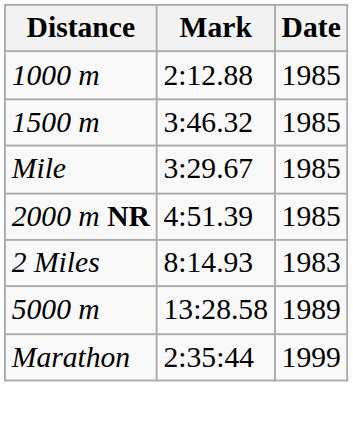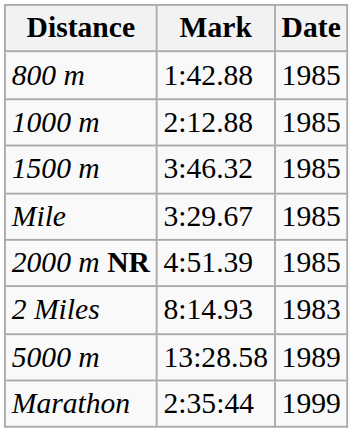+ row: (48, 74)
